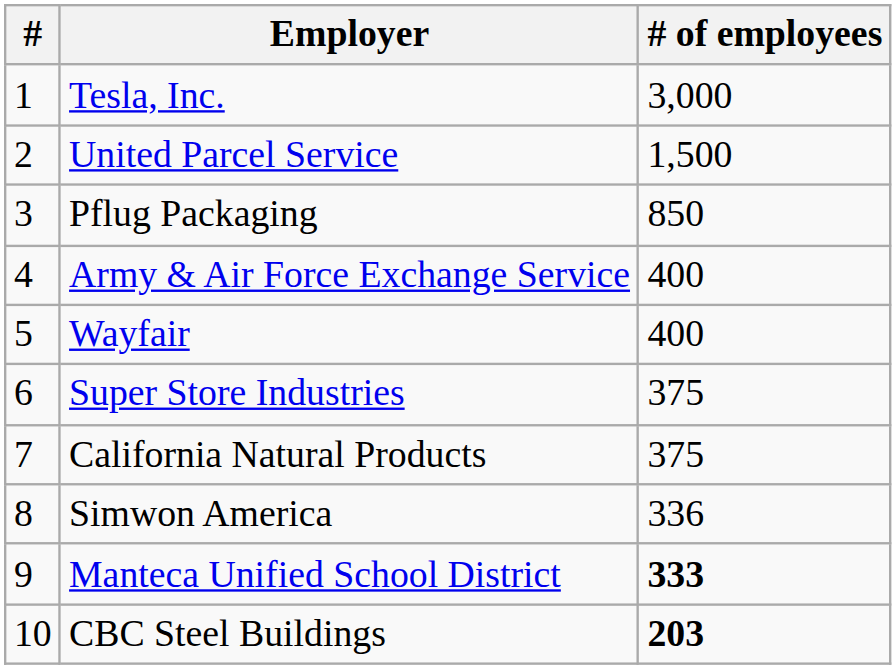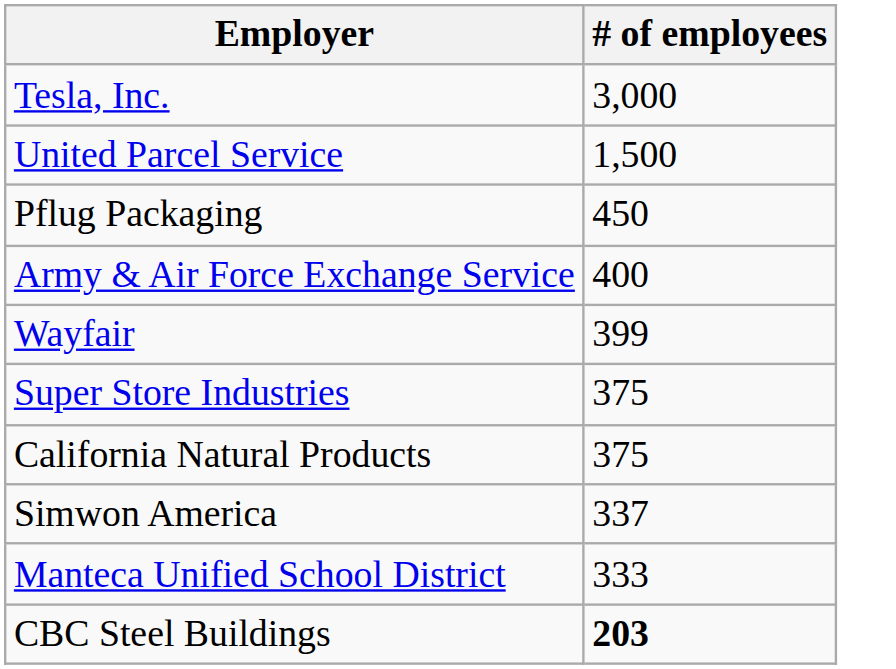- column: (33, 34)
(676, 214) 850 -> (621, 214) 450
(676, 333) 400 -> (621, 333) 399
(676, 513) 336 -> (621, 513) 337
(676, 573) bold -> (621, 573) normal
